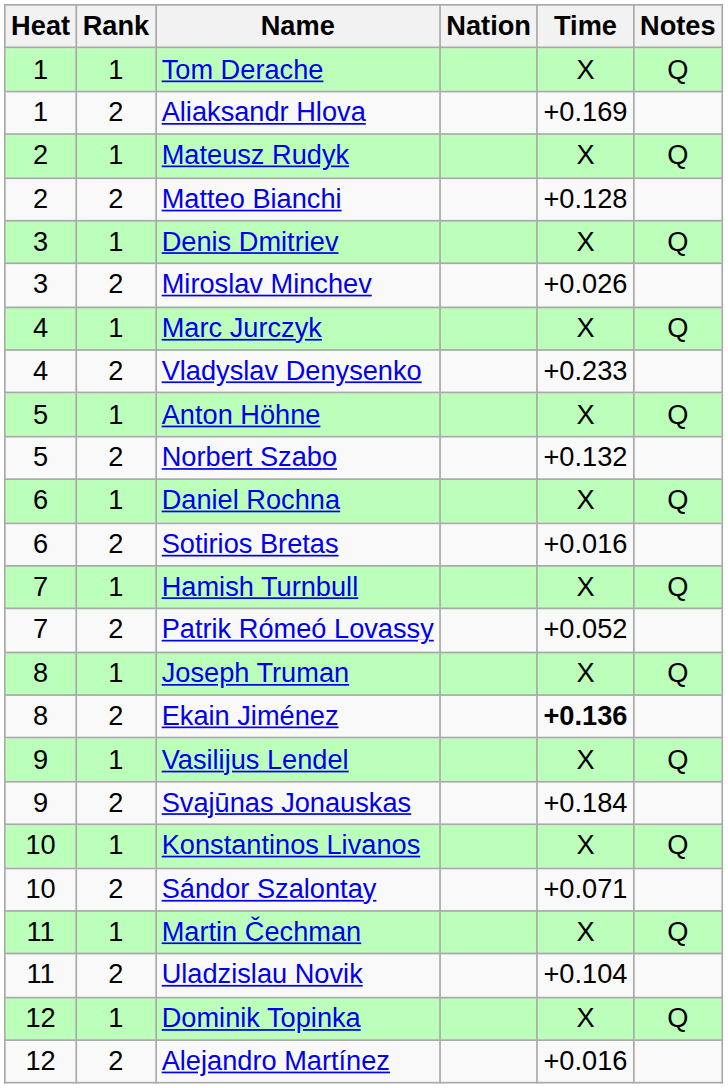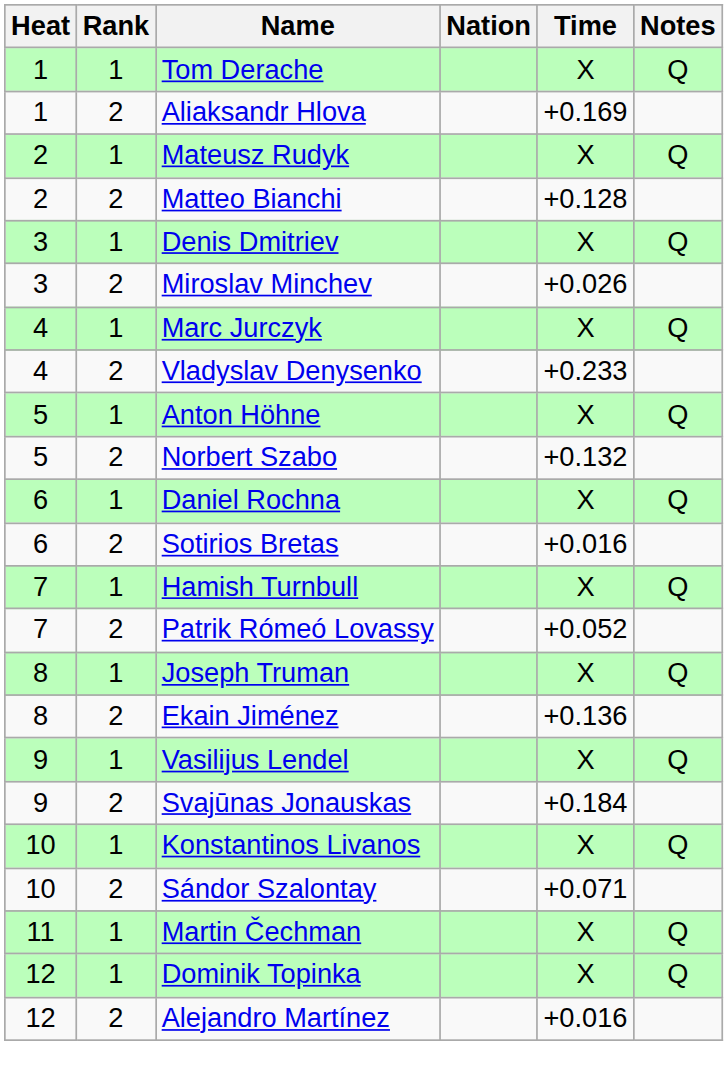(585, 716) bold -> (585, 716) normal
- row: (262, 975)
